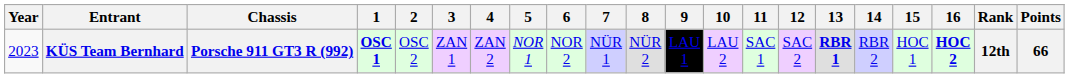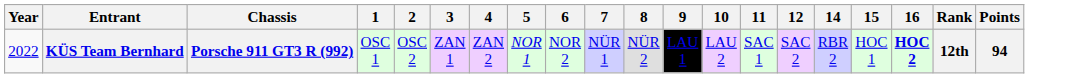- column: (835, 16)
(23, 50) 2023 -> (23, 50) 2022
(376, 50) bold -> (375, 50) normal
(1041, 50) 66 -> (1000, 50) 94
